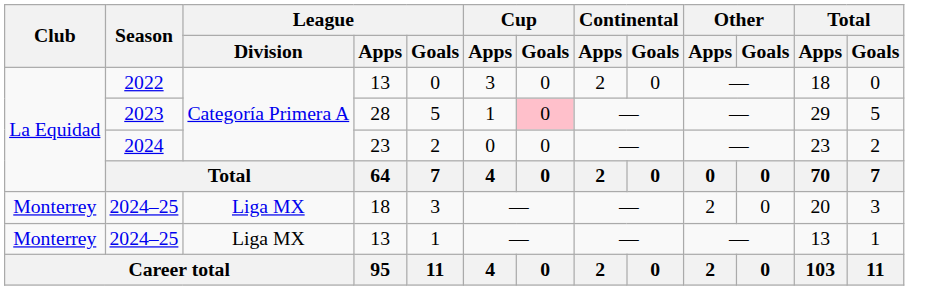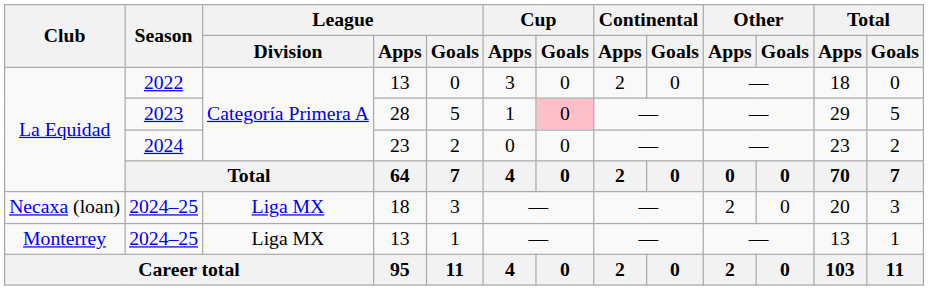(55, 207) Monterrey -> (65, 207) Necaxa (loan)
